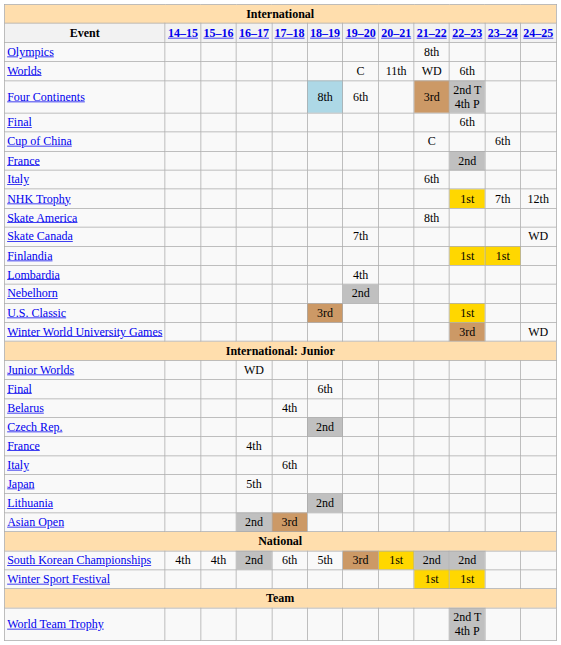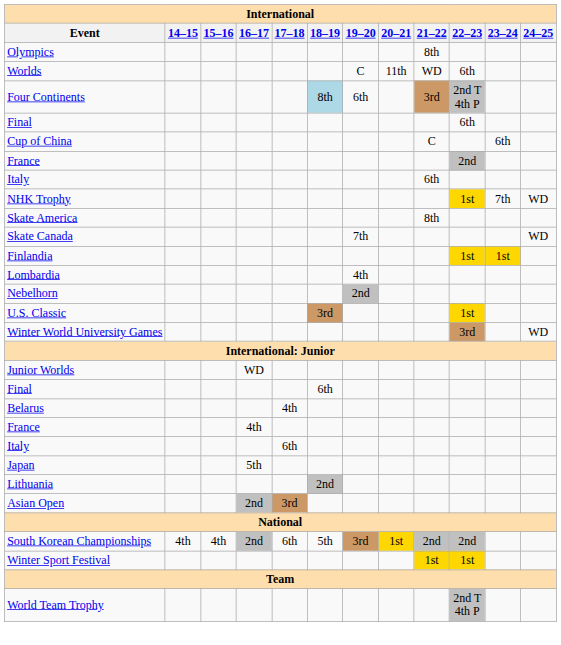(538, 198) 12th -> (538, 198) WD
- row: (35, 427)
